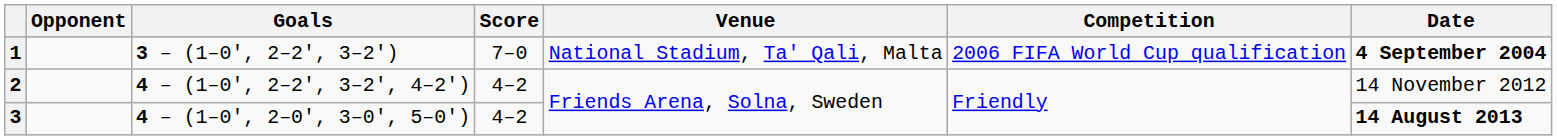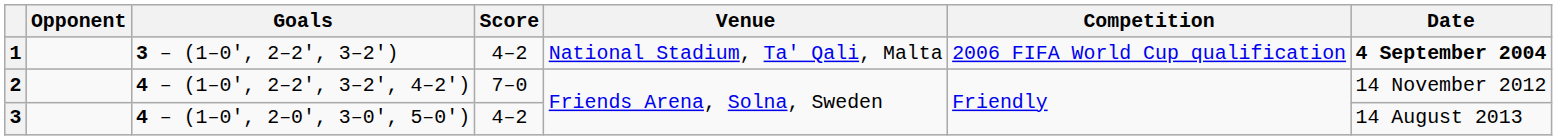(509, 53) 7–0 -> (509, 53) 4–2
(509, 86) 4–2 -> (509, 86) 7–0
(1439, 118) bold -> (1439, 118) normal
